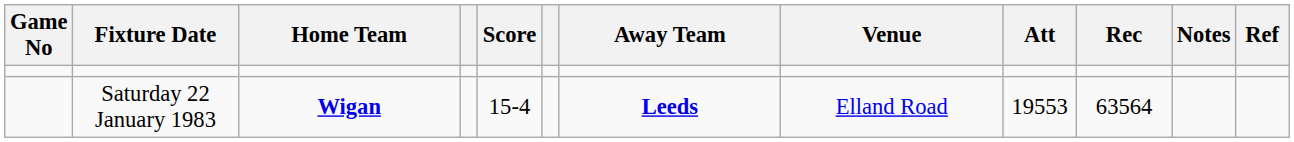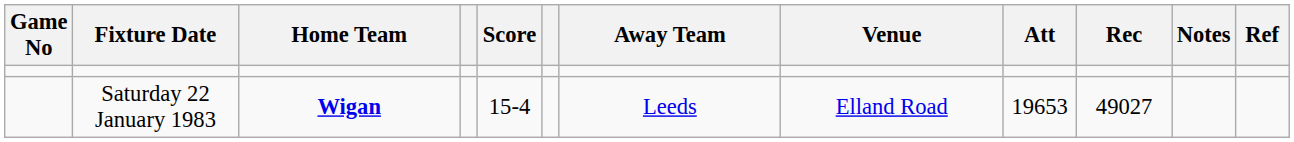(670, 106) bold -> (670, 106) normal
(1040, 106) 19553 -> (1040, 106) 19653
(1124, 106) 63564 -> (1124, 106) 49027
